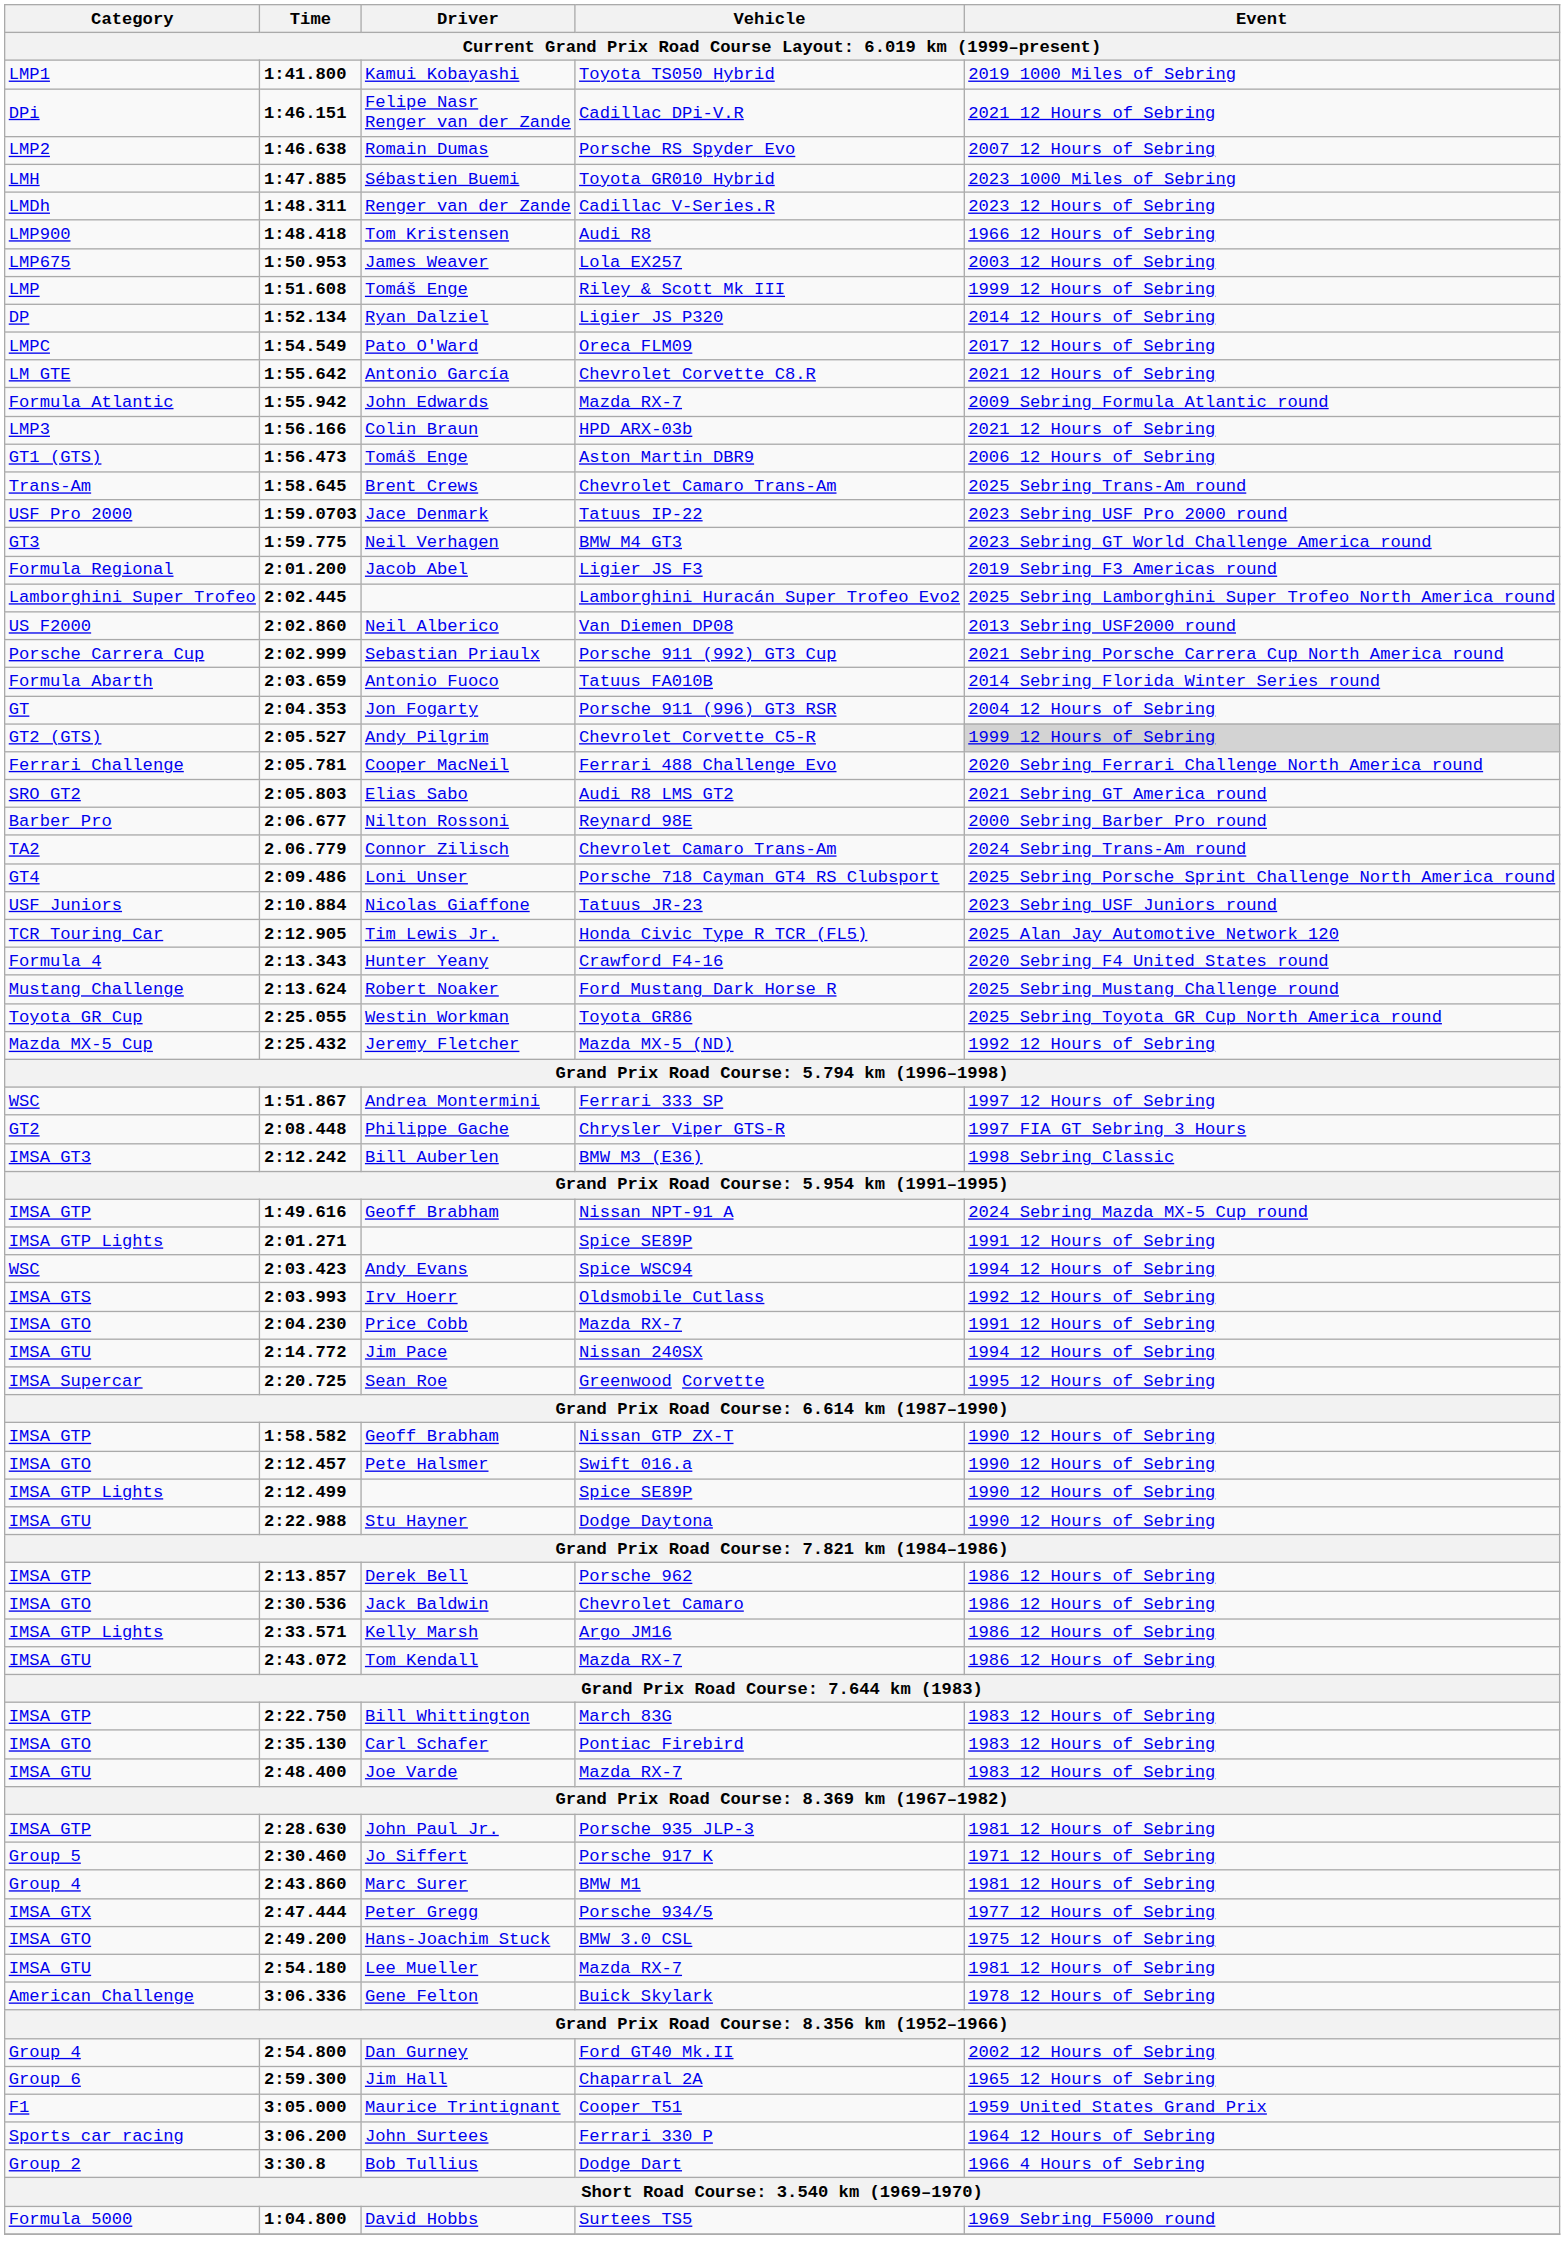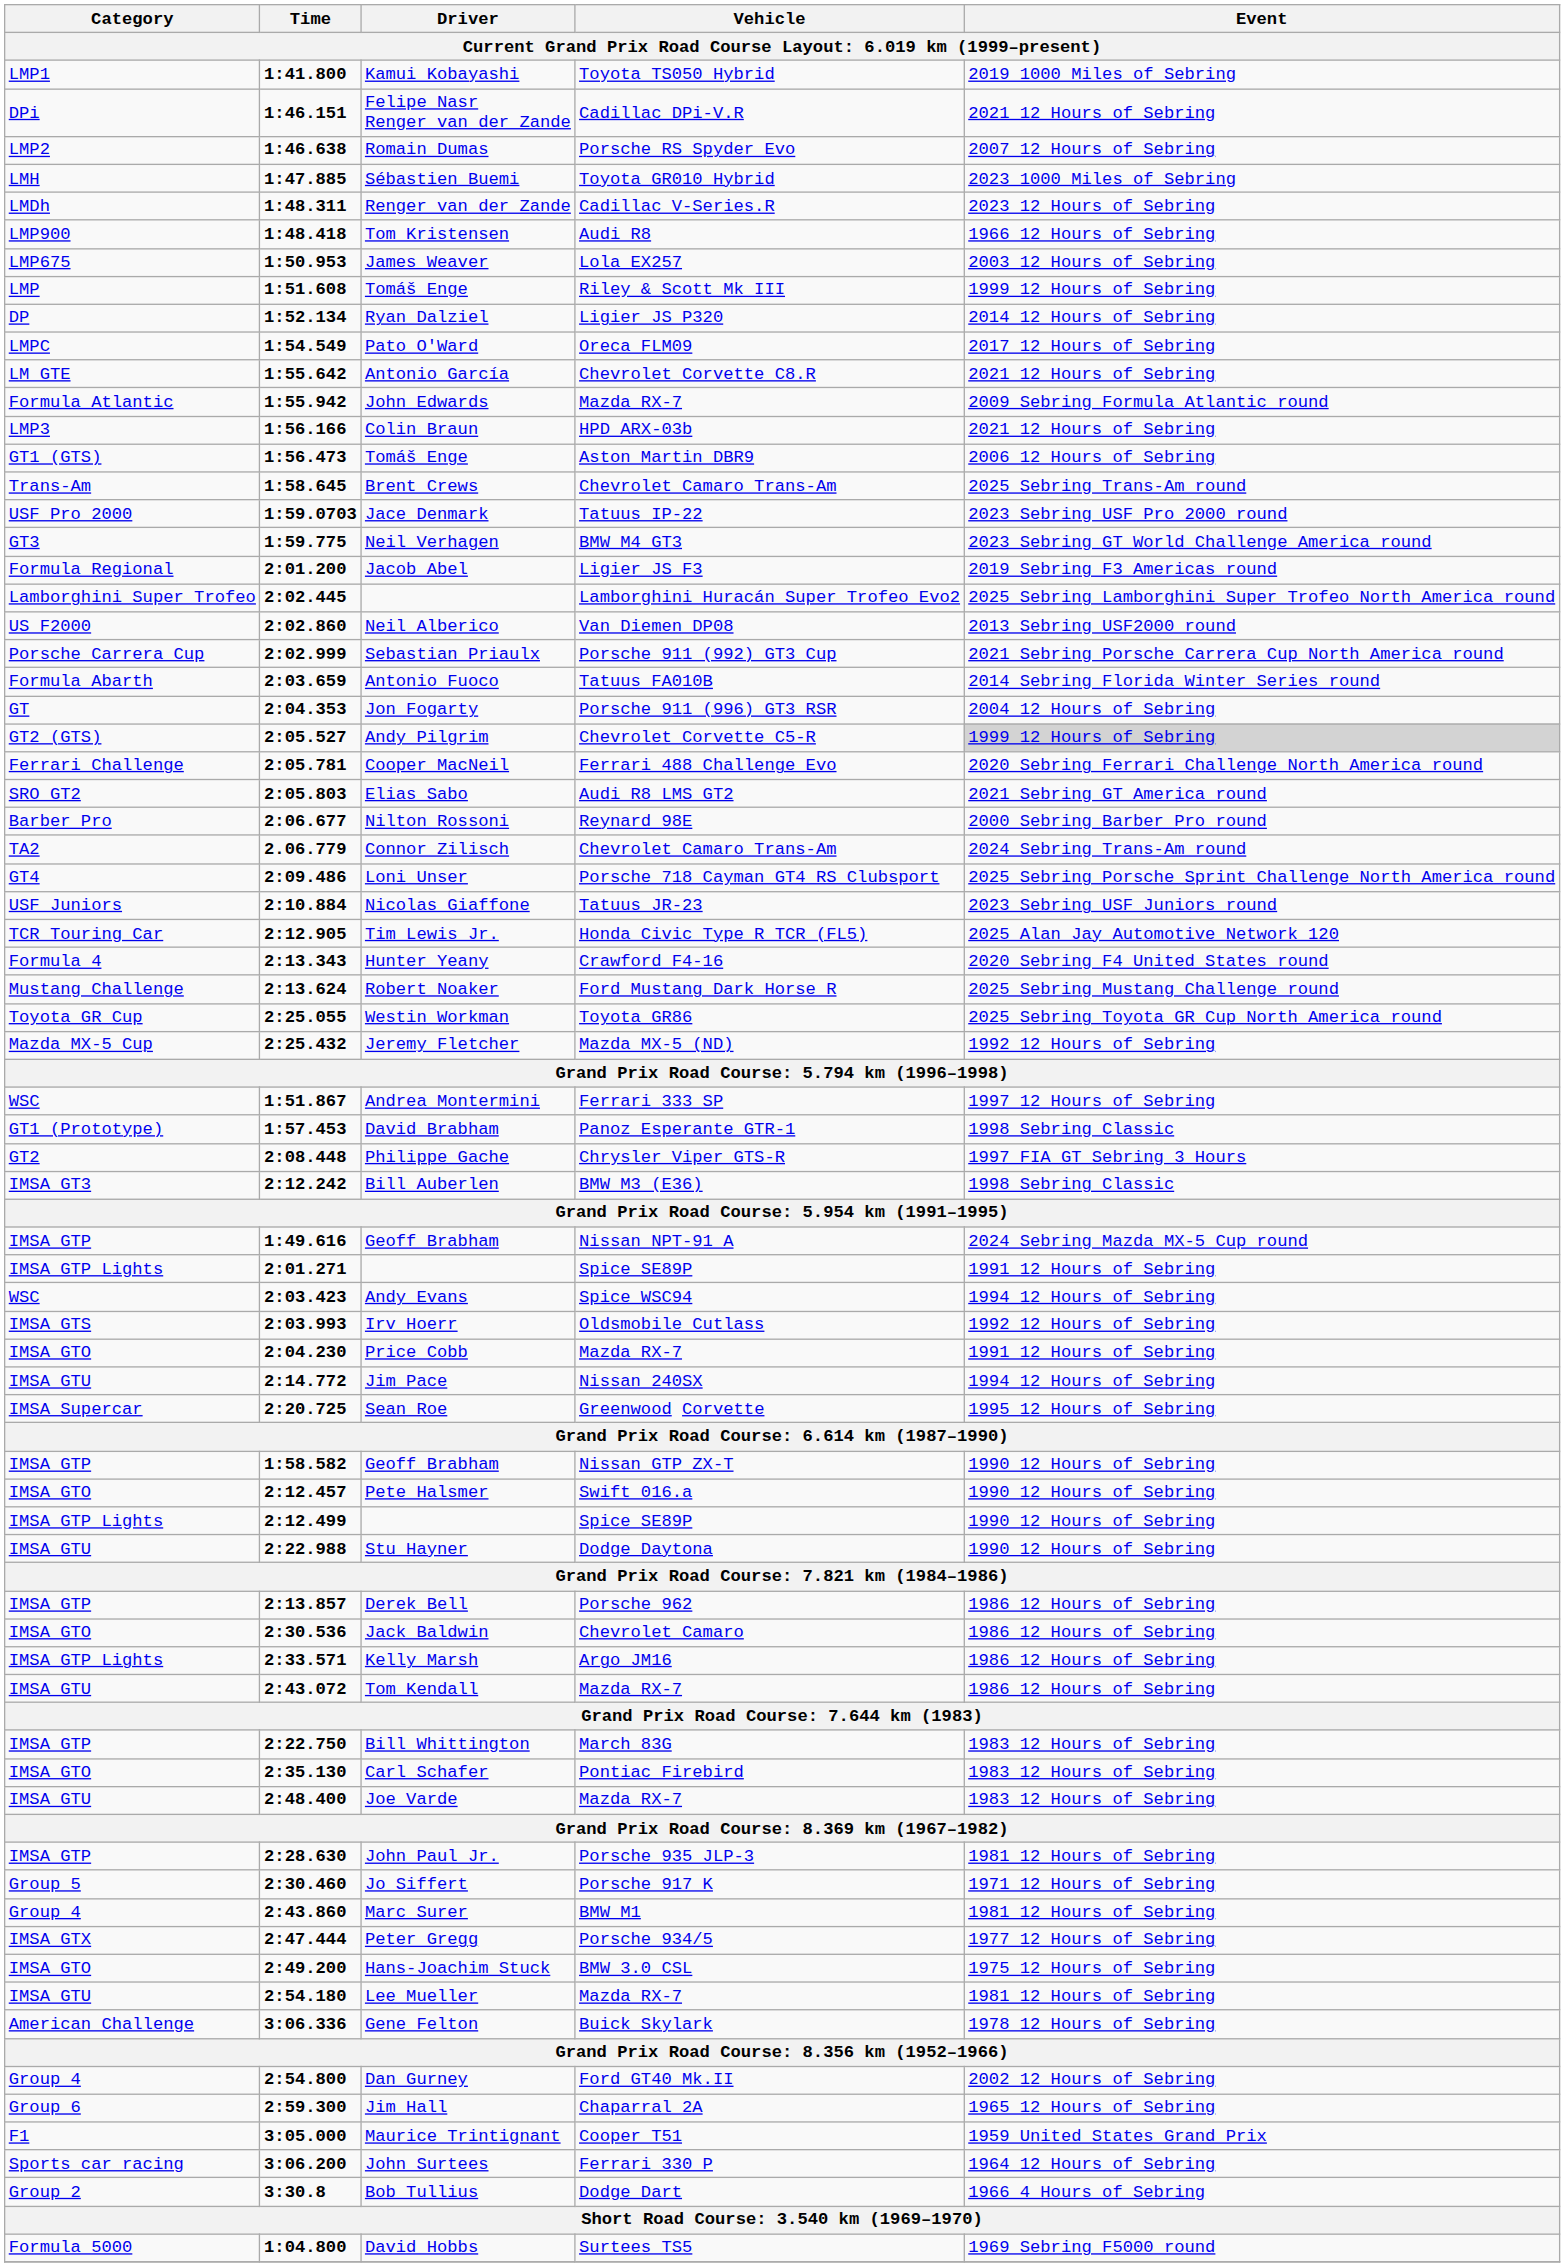+ row: (305, 1129)
